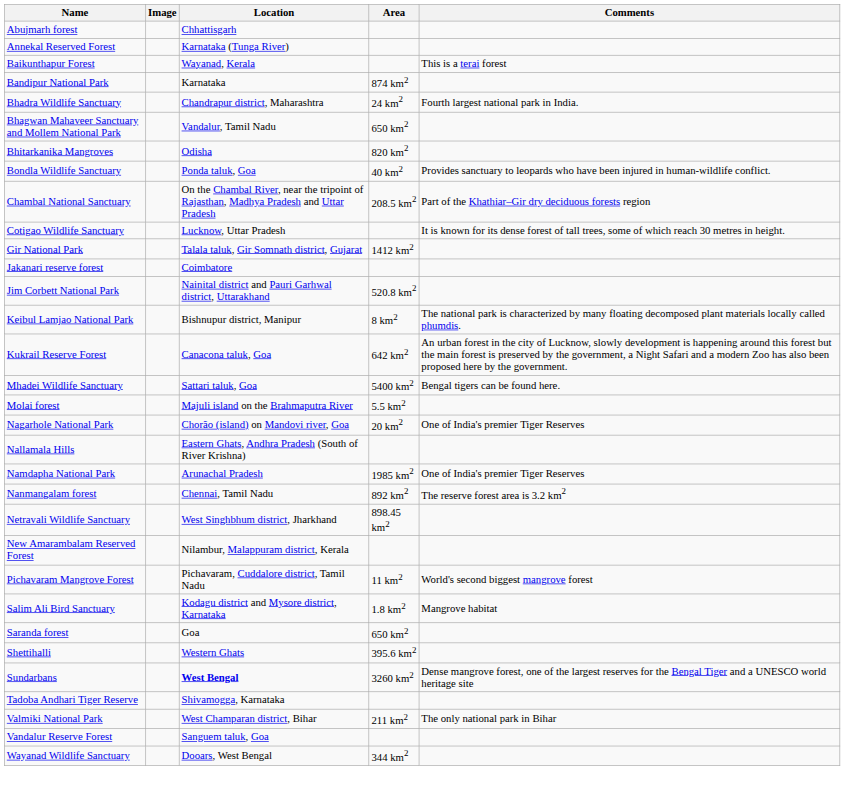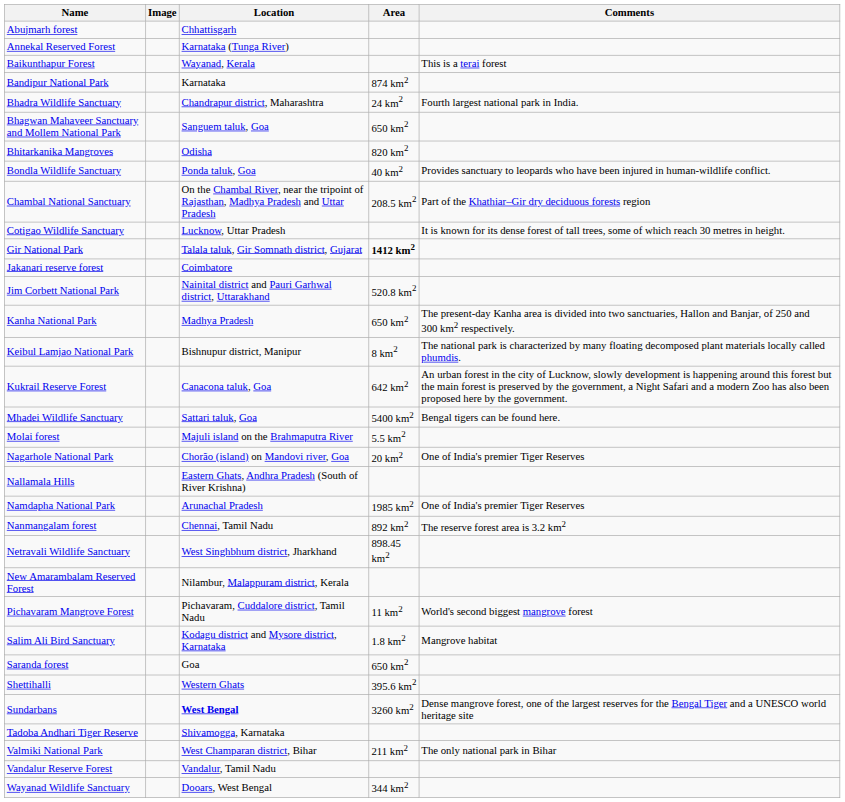(229, 126) Vandalur, Tamil Nadu -> (225, 126) Sanguem taluk, Goa
(393, 249) normal -> (393, 249) bold
+ row: (52, 321)
(225, 737) Sanguem taluk, Goa -> (229, 769) Vandalur, Tamil Nadu
